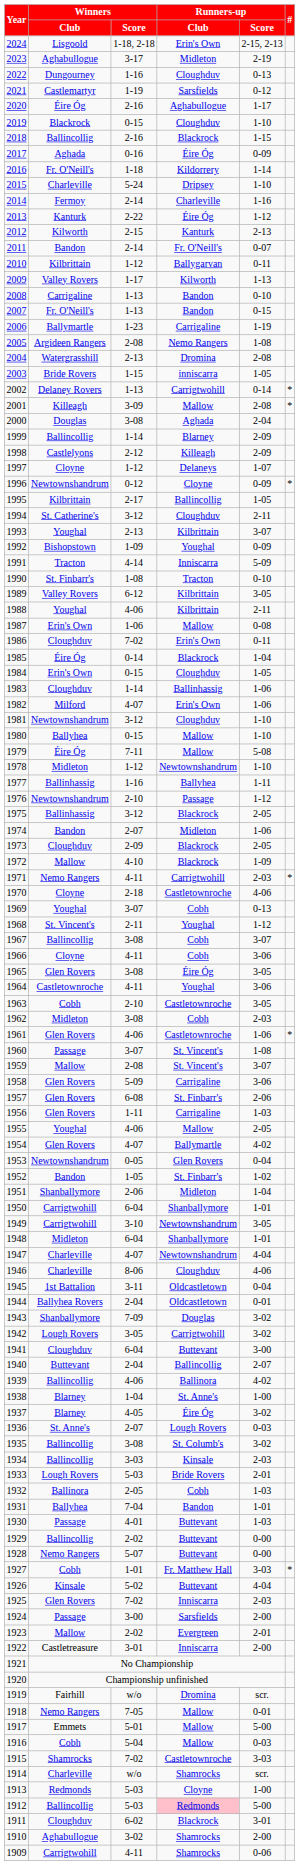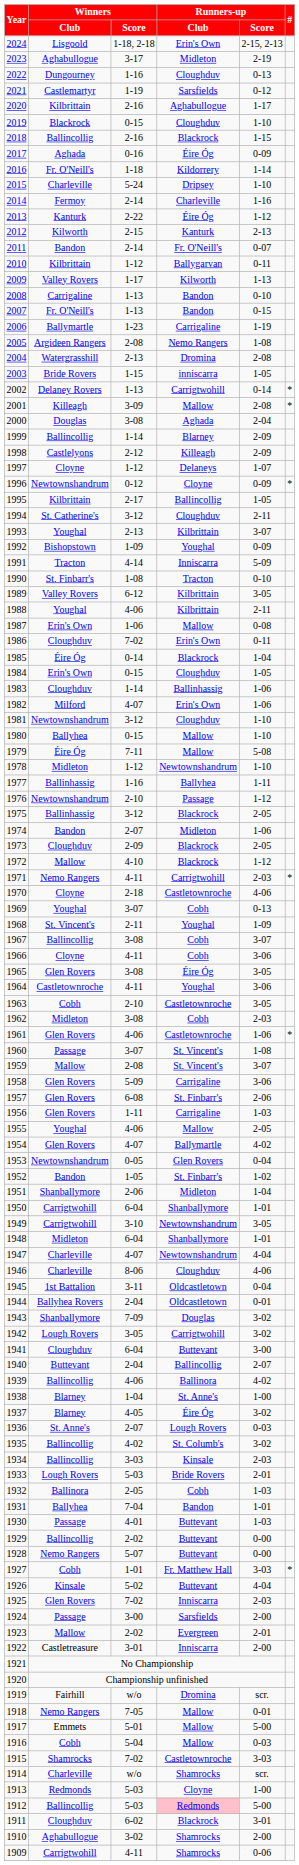(70, 106) Éire Óg -> (70, 106) Kilbrittain
(262, 861) 1-09 -> (262, 861) 1-12
(262, 924) 1-12 -> (262, 924) 1-09
(134, 1444) 3-08 -> (134, 1444) 4-02
